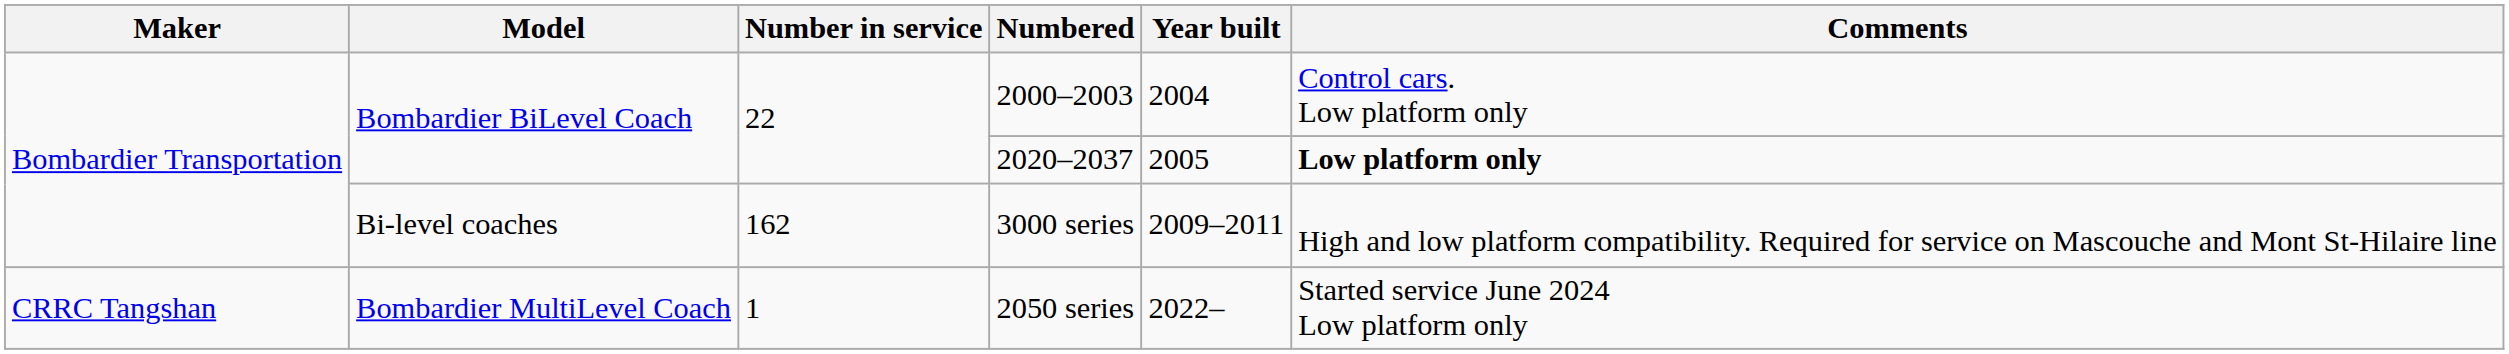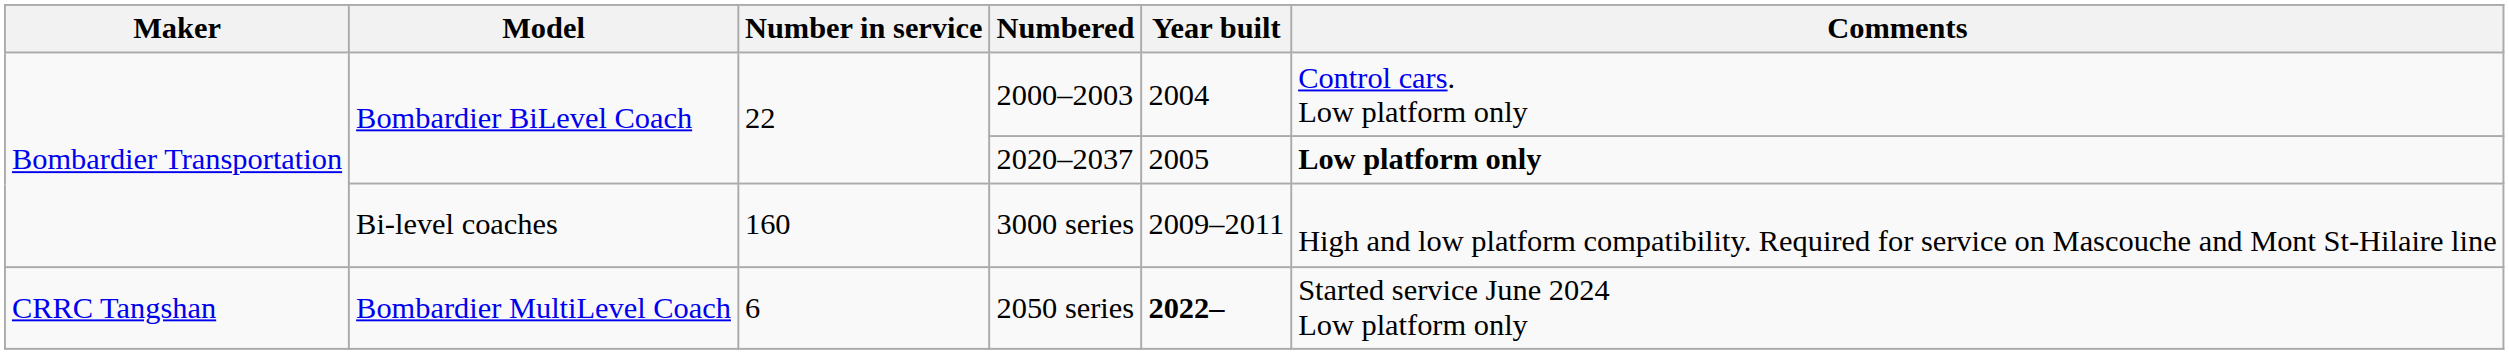(768, 224) 162 -> (768, 224) 160
(753, 306) 1 -> (753, 306) 6
(1186, 306) normal -> (1186, 306) bold
